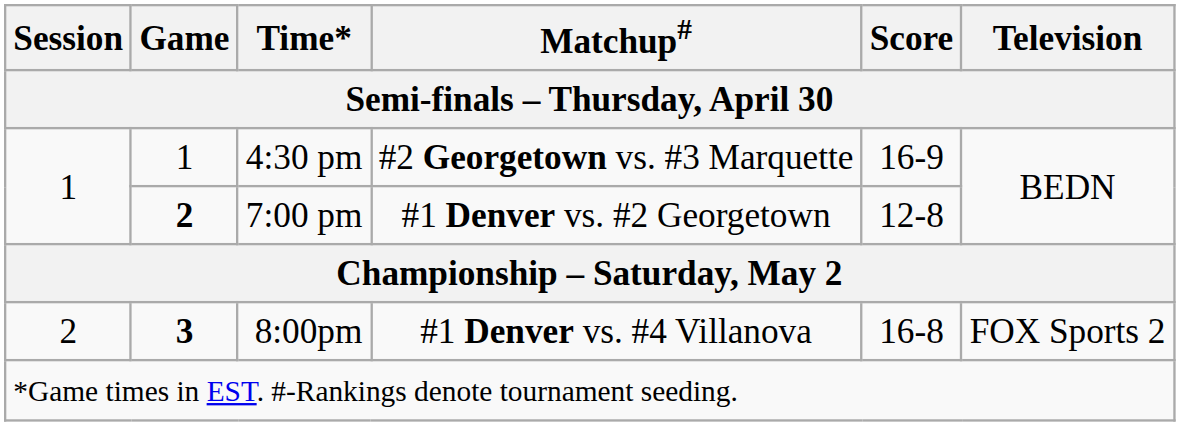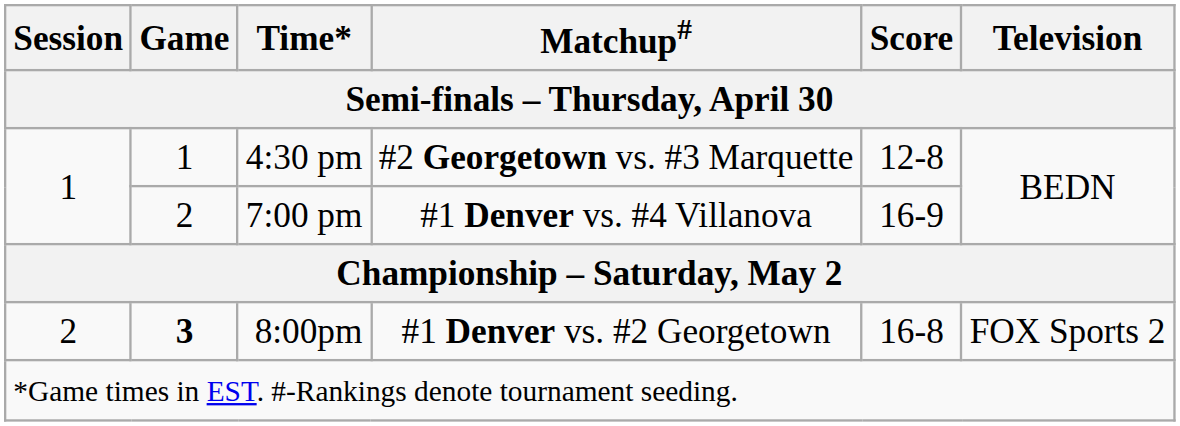(912, 157) 16-9 -> (912, 157) 12-8
(184, 215) bold -> (184, 215) normal
(616, 215) #1 Denver vs. #2 Georgetown -> (616, 215) #1 Denver vs. #4 Villanova
(912, 215) 12-8 -> (912, 215) 16-9
(616, 331) #1 Denver vs. #4 Villanova -> (616, 331) #1 Denver vs. #2 Georgetown
